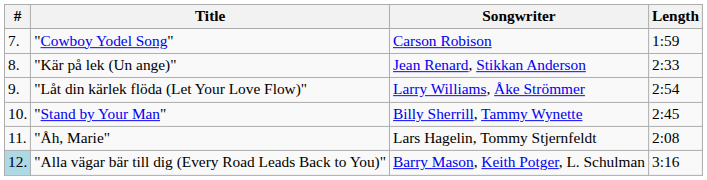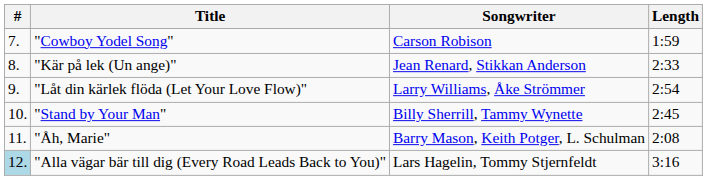(495, 138) Lars Hagelin, Tommy Stjernfeldt -> (519, 138) Barry Mason, Keith Potger, L. Schulman
(519, 162) Barry Mason, Keith Potger, L. Schulman -> (495, 162) Lars Hagelin, Tommy Stjernfeldt
